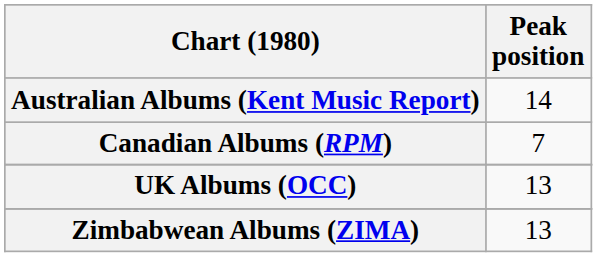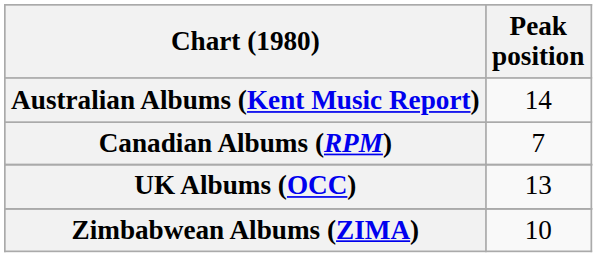(538, 229) 13 -> (538, 229) 10
